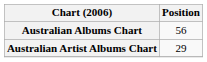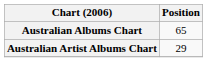(181, 30) 56 -> (181, 30) 65
